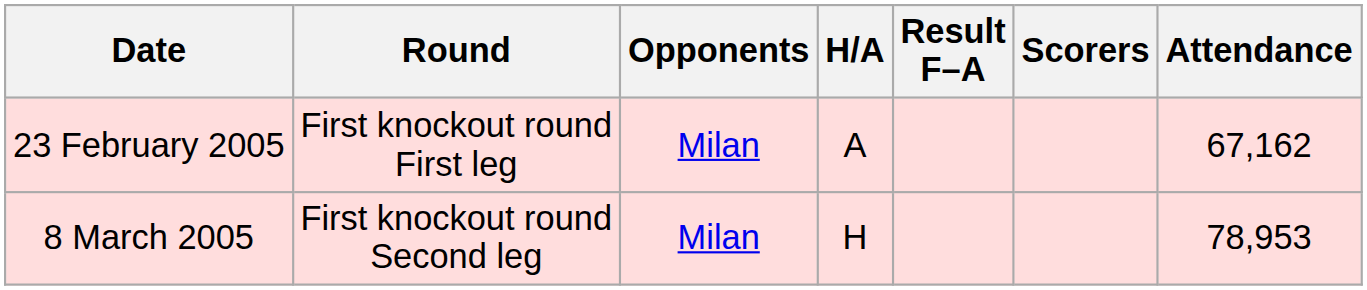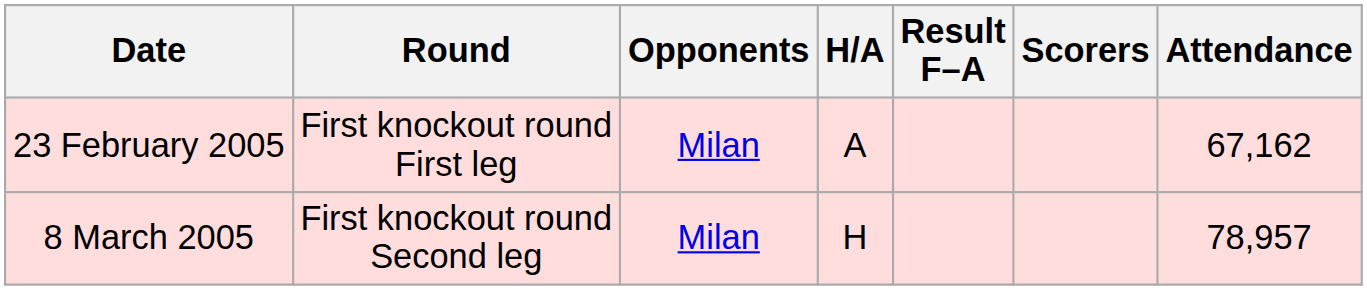(1259, 237) 78,953 -> (1259, 237) 78,957
